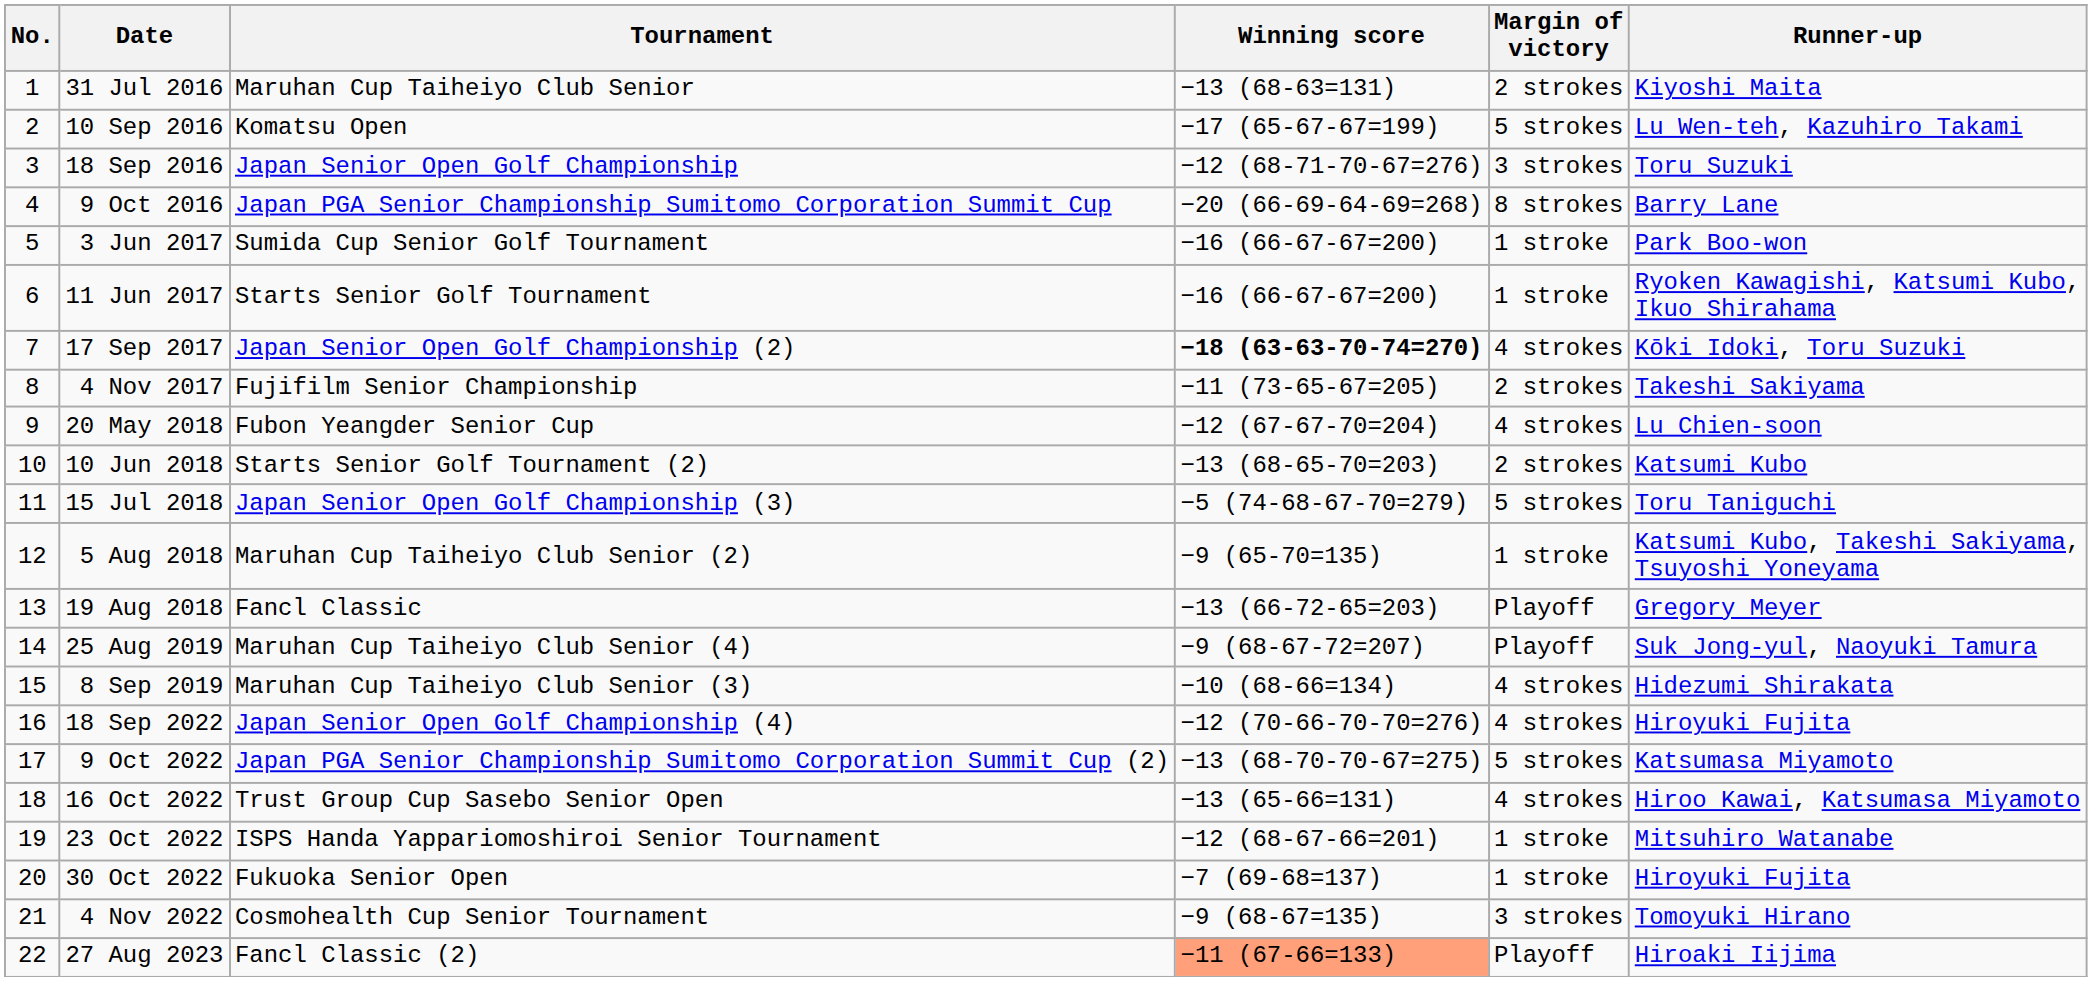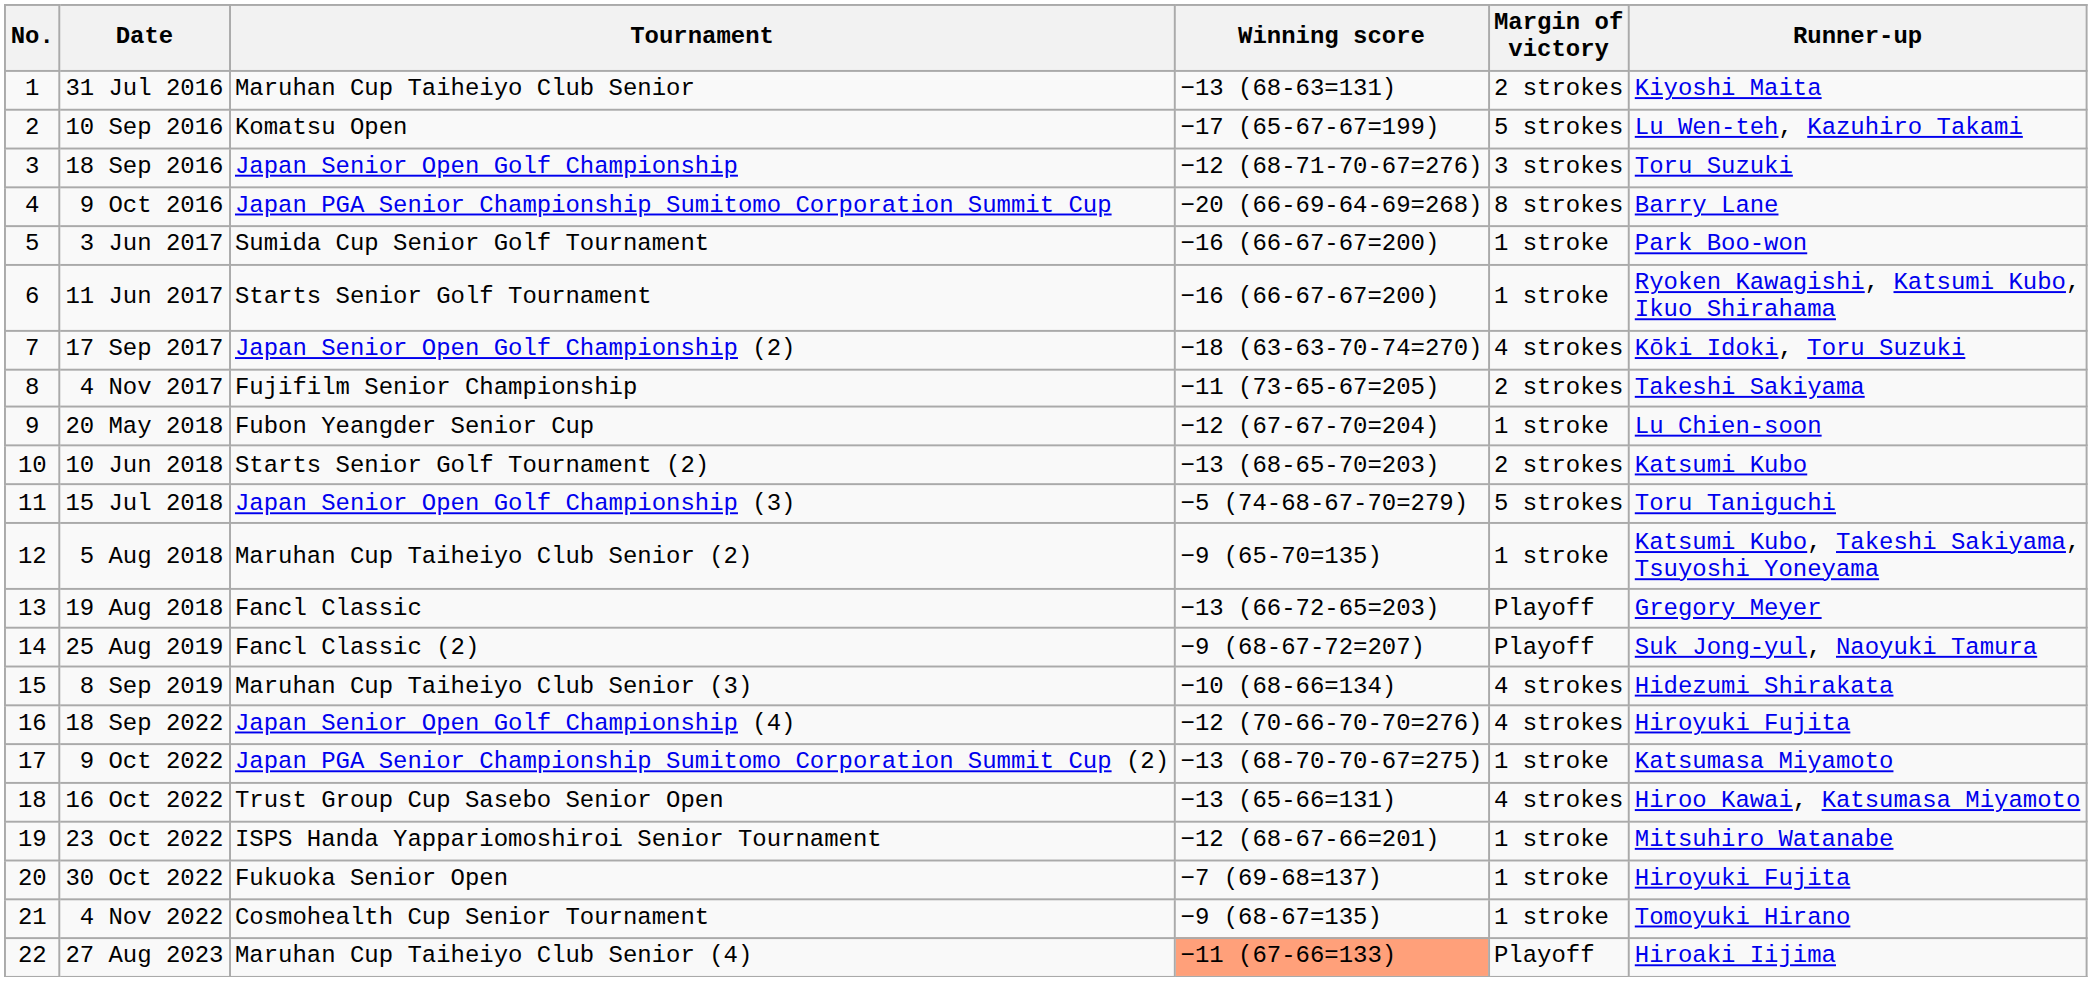(1332, 350) bold -> (1332, 350) normal
(1559, 427) 4 strokes -> (1551, 427) 1 stroke
(494, 648) Maruhan Cup Taiheiyo Club Senior (4) -> (357, 648) Fancl Classic (2)
(1559, 764) 5 strokes -> (1551, 764) 1 stroke
(1559, 918) 3 strokes -> (1551, 918) 1 stroke
(357, 957) Fancl Classic (2) -> (494, 957) Maruhan Cup Taiheiyo Club Senior (4)
